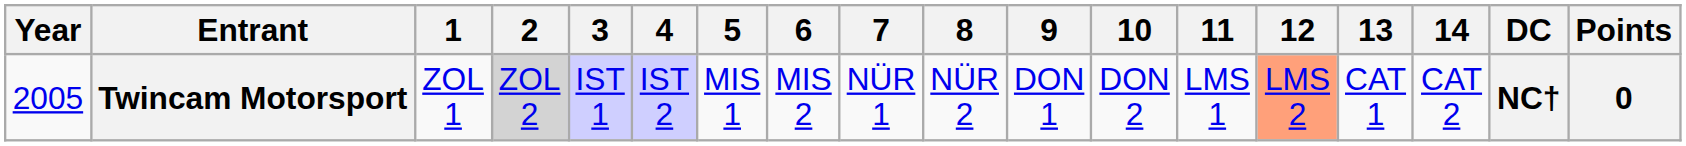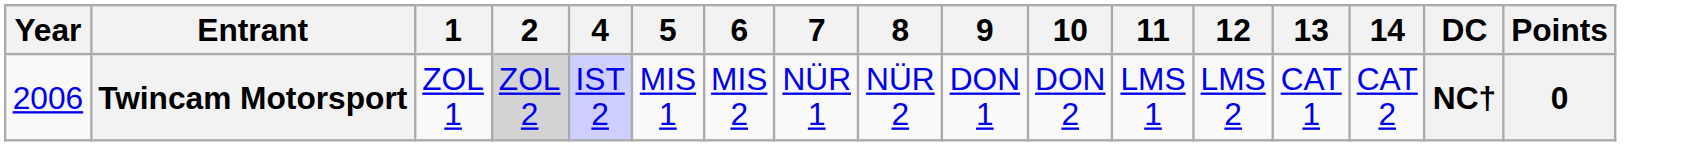- column: (600, 30)
(48, 97) 2005 -> (48, 97) 2006
(1297, 97) lightsalmon background -> (1233, 97) no background
